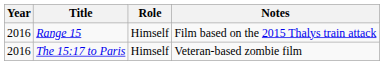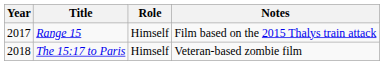(19, 32) 2016 -> (19, 32) 2017
(19, 51) 2016 -> (19, 51) 2018
